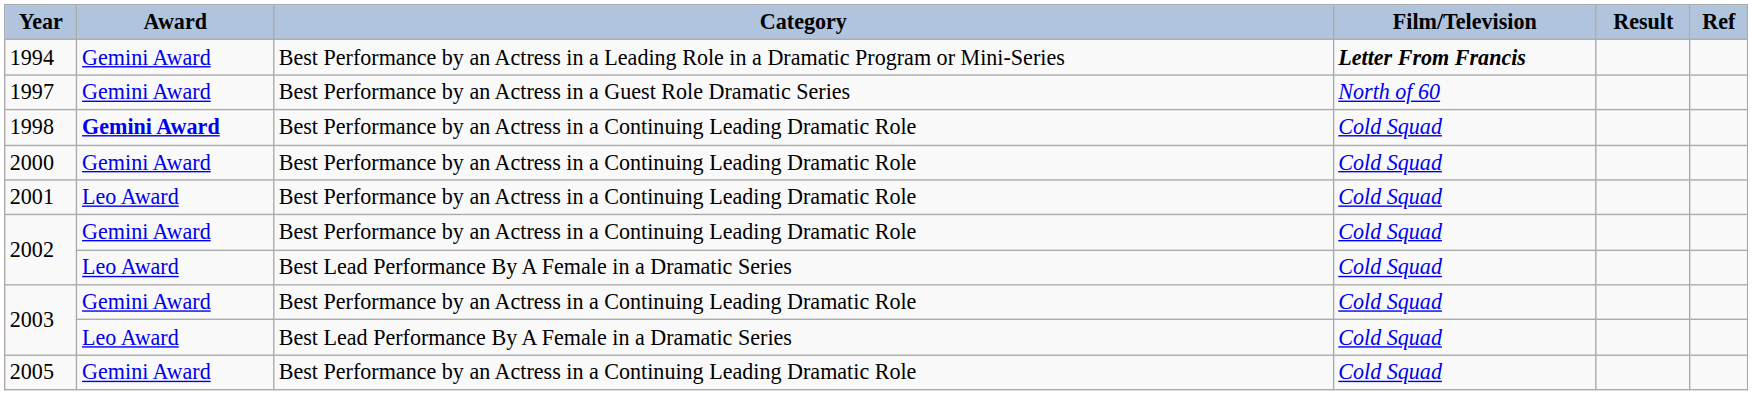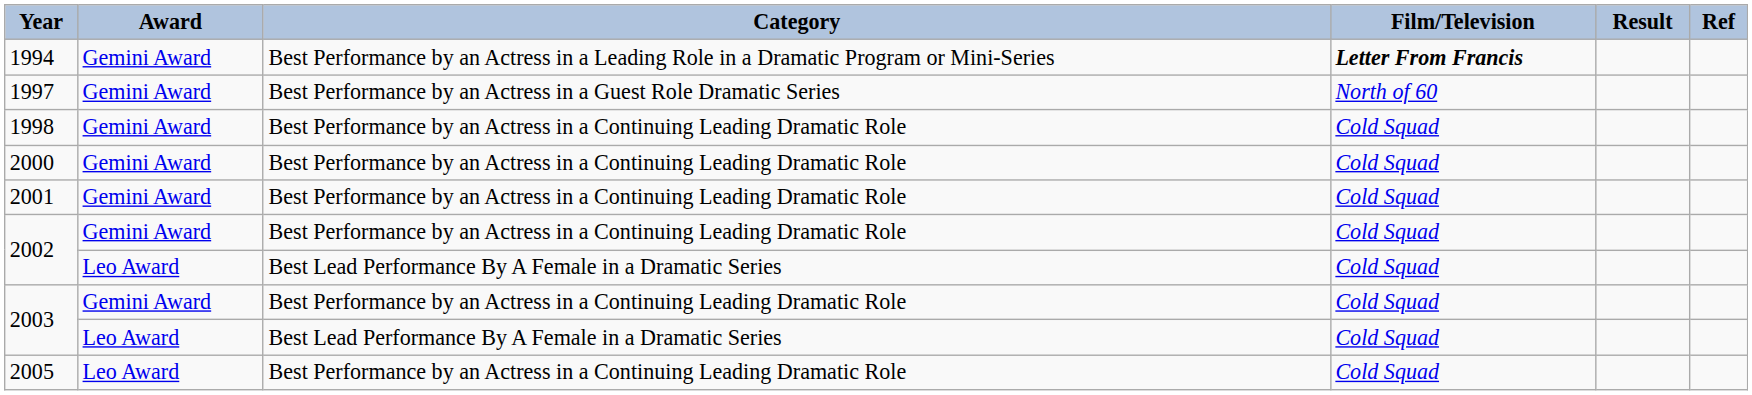(151, 127) bold -> (147, 127) normal
(130, 197) Leo Award -> (147, 197) Gemini Award
(146, 372) Gemini Award -> (131, 372) Leo Award
